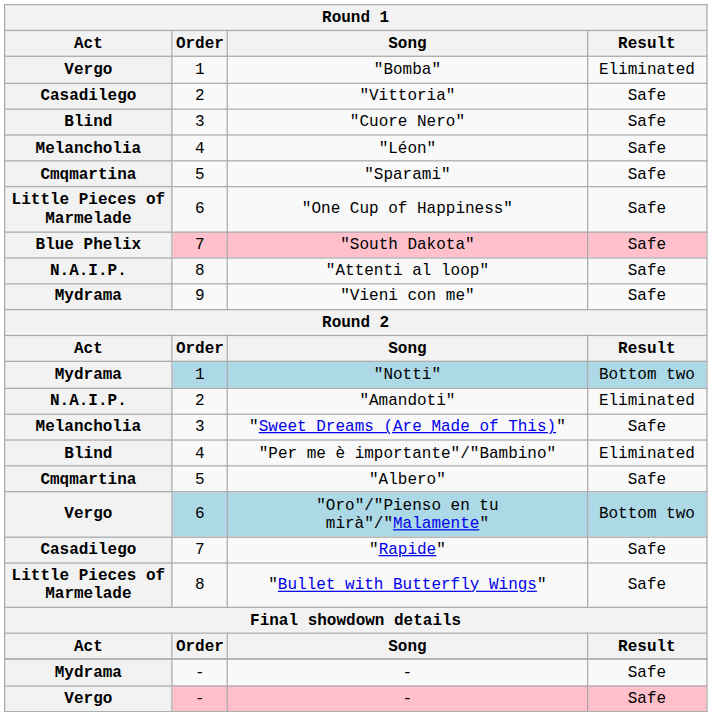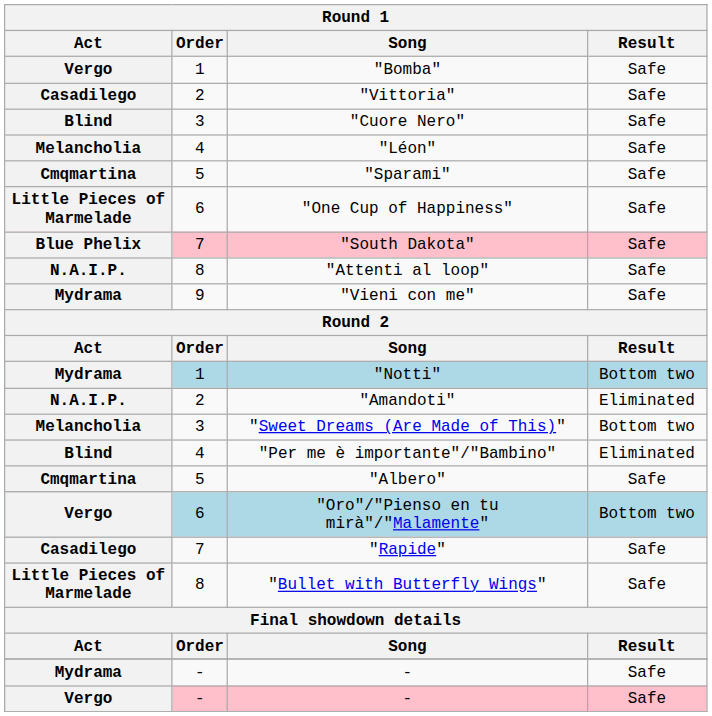(647, 70) Eliminated -> (647, 70) Safe
(647, 427) Safe -> (647, 427) Bottom two
